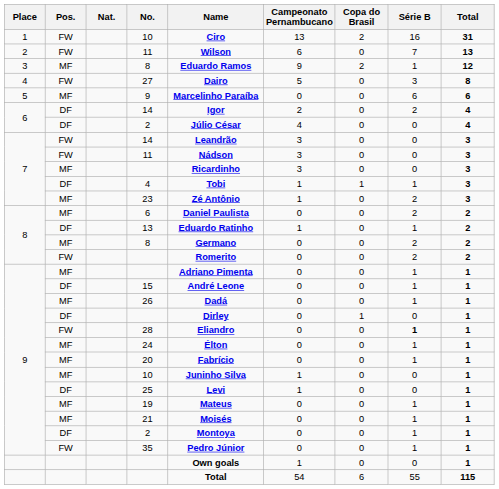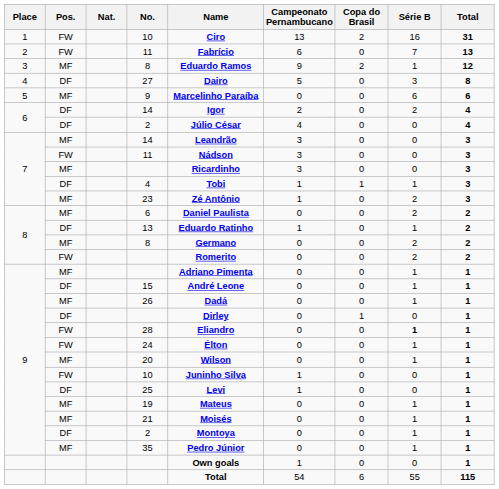(216, 52) Wilson -> (216, 52) Fabrício
(66, 81) FW -> (66, 81) DF
(66, 140) FW -> (66, 140) MF
(66, 345) MF -> (66, 345) FW
(216, 360) Fabrício -> (216, 360) Wilson
(66, 374) MF -> (66, 374) FW
(66, 448) FW -> (66, 448) MF
